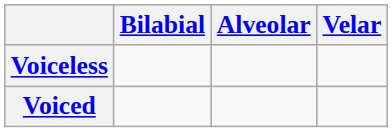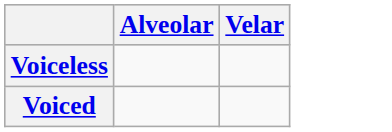- column: (162, 24)
